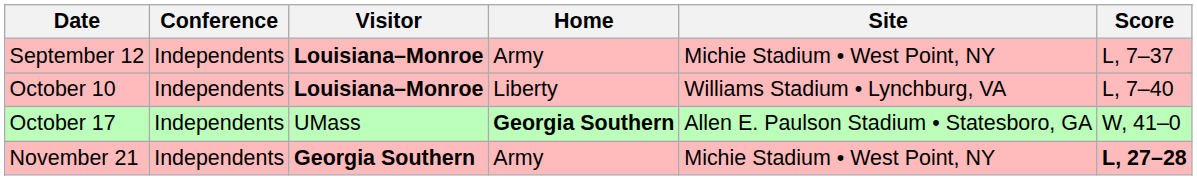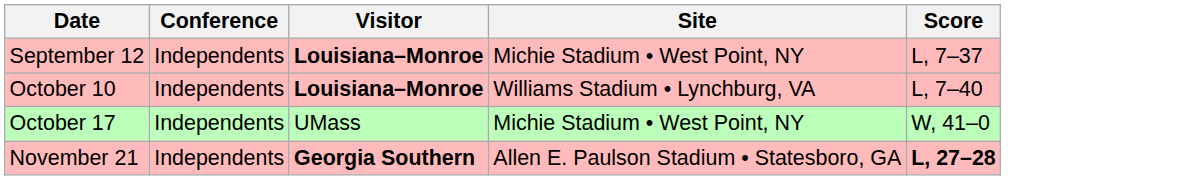- column: (584, 21)
(888, 123) Allen E. Paulson Stadium • Statesboro, GA -> (649, 123) Michie Stadium • West Point, NY
(840, 157) Michie Stadium • West Point, NY -> (697, 157) Allen E. Paulson Stadium • Statesboro, GA
